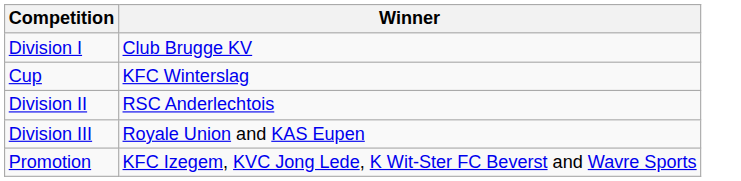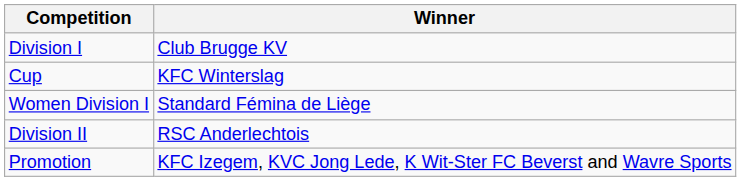+ row: (79, 104)
- row: (50, 133)
